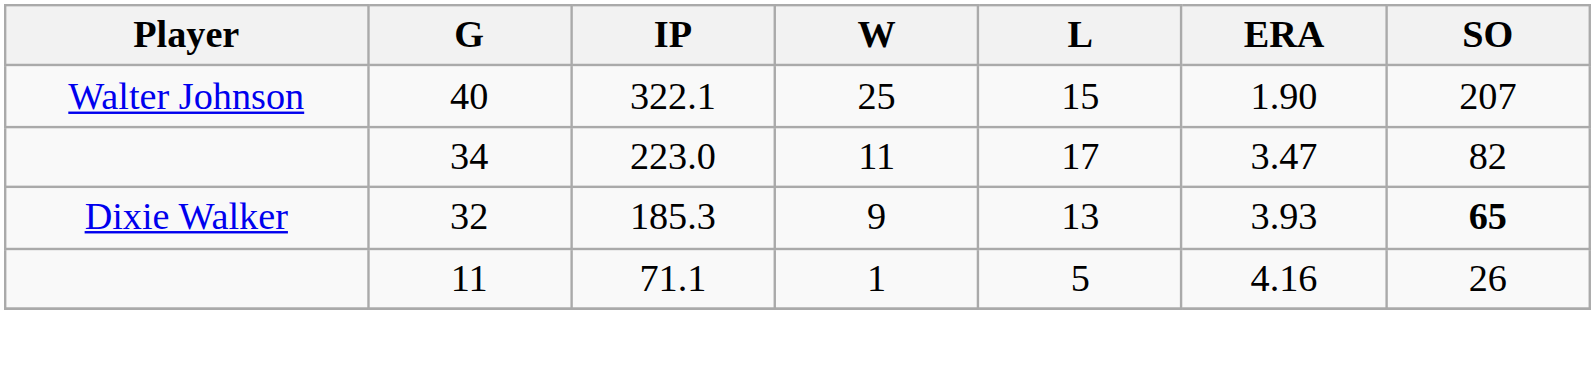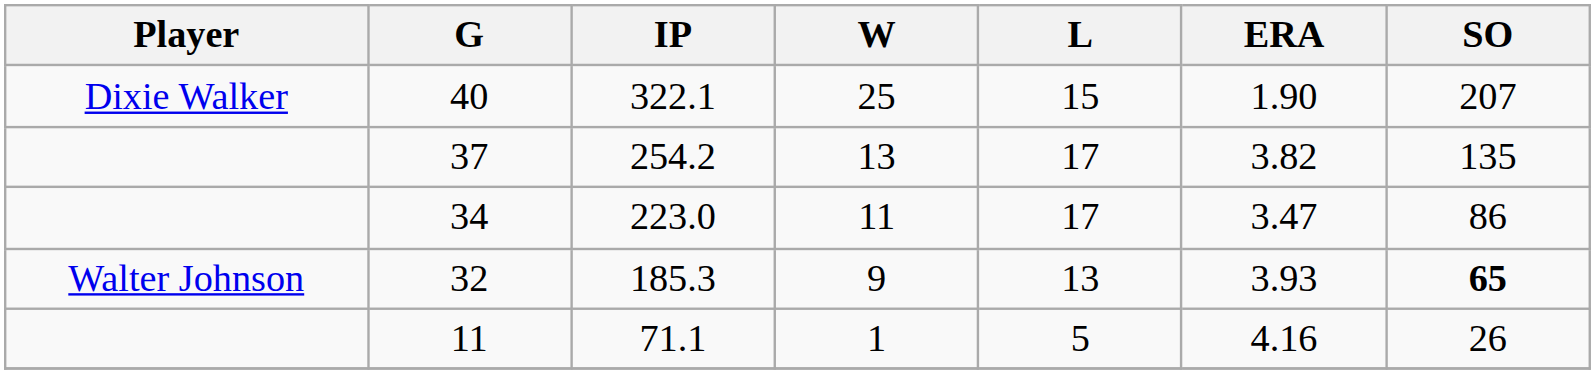(186, 95) Walter Johnson -> (186, 95) Dixie Walker
+ row: (469, 156)
(1488, 156) 82 -> (1488, 216) 86
(186, 216) Dixie Walker -> (186, 277) Walter Johnson
